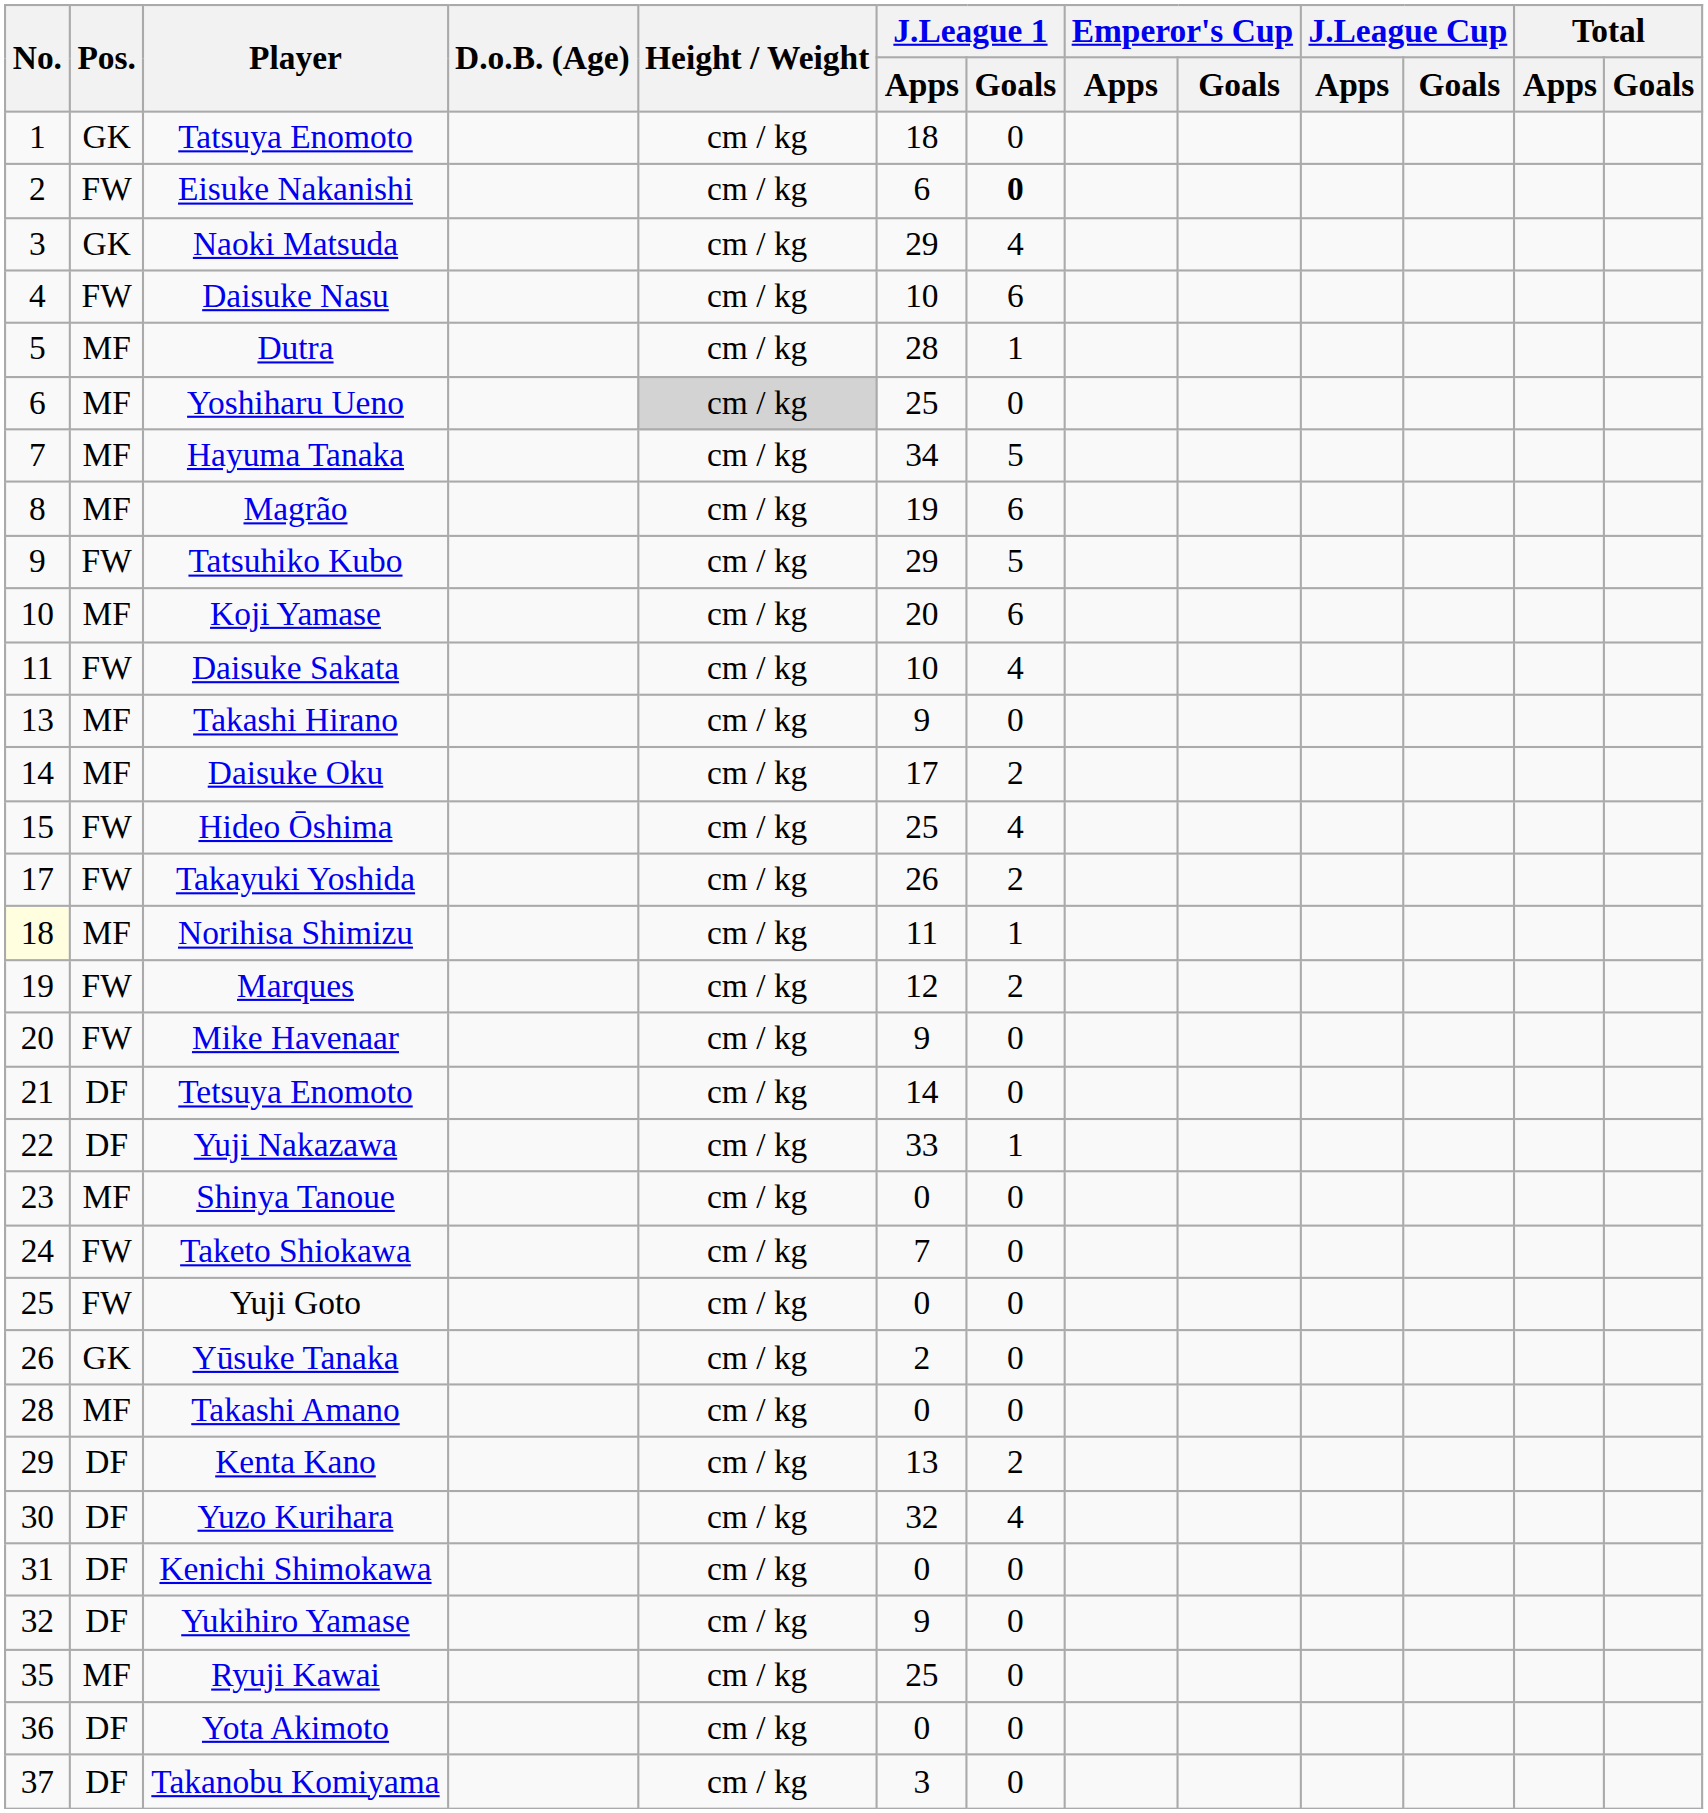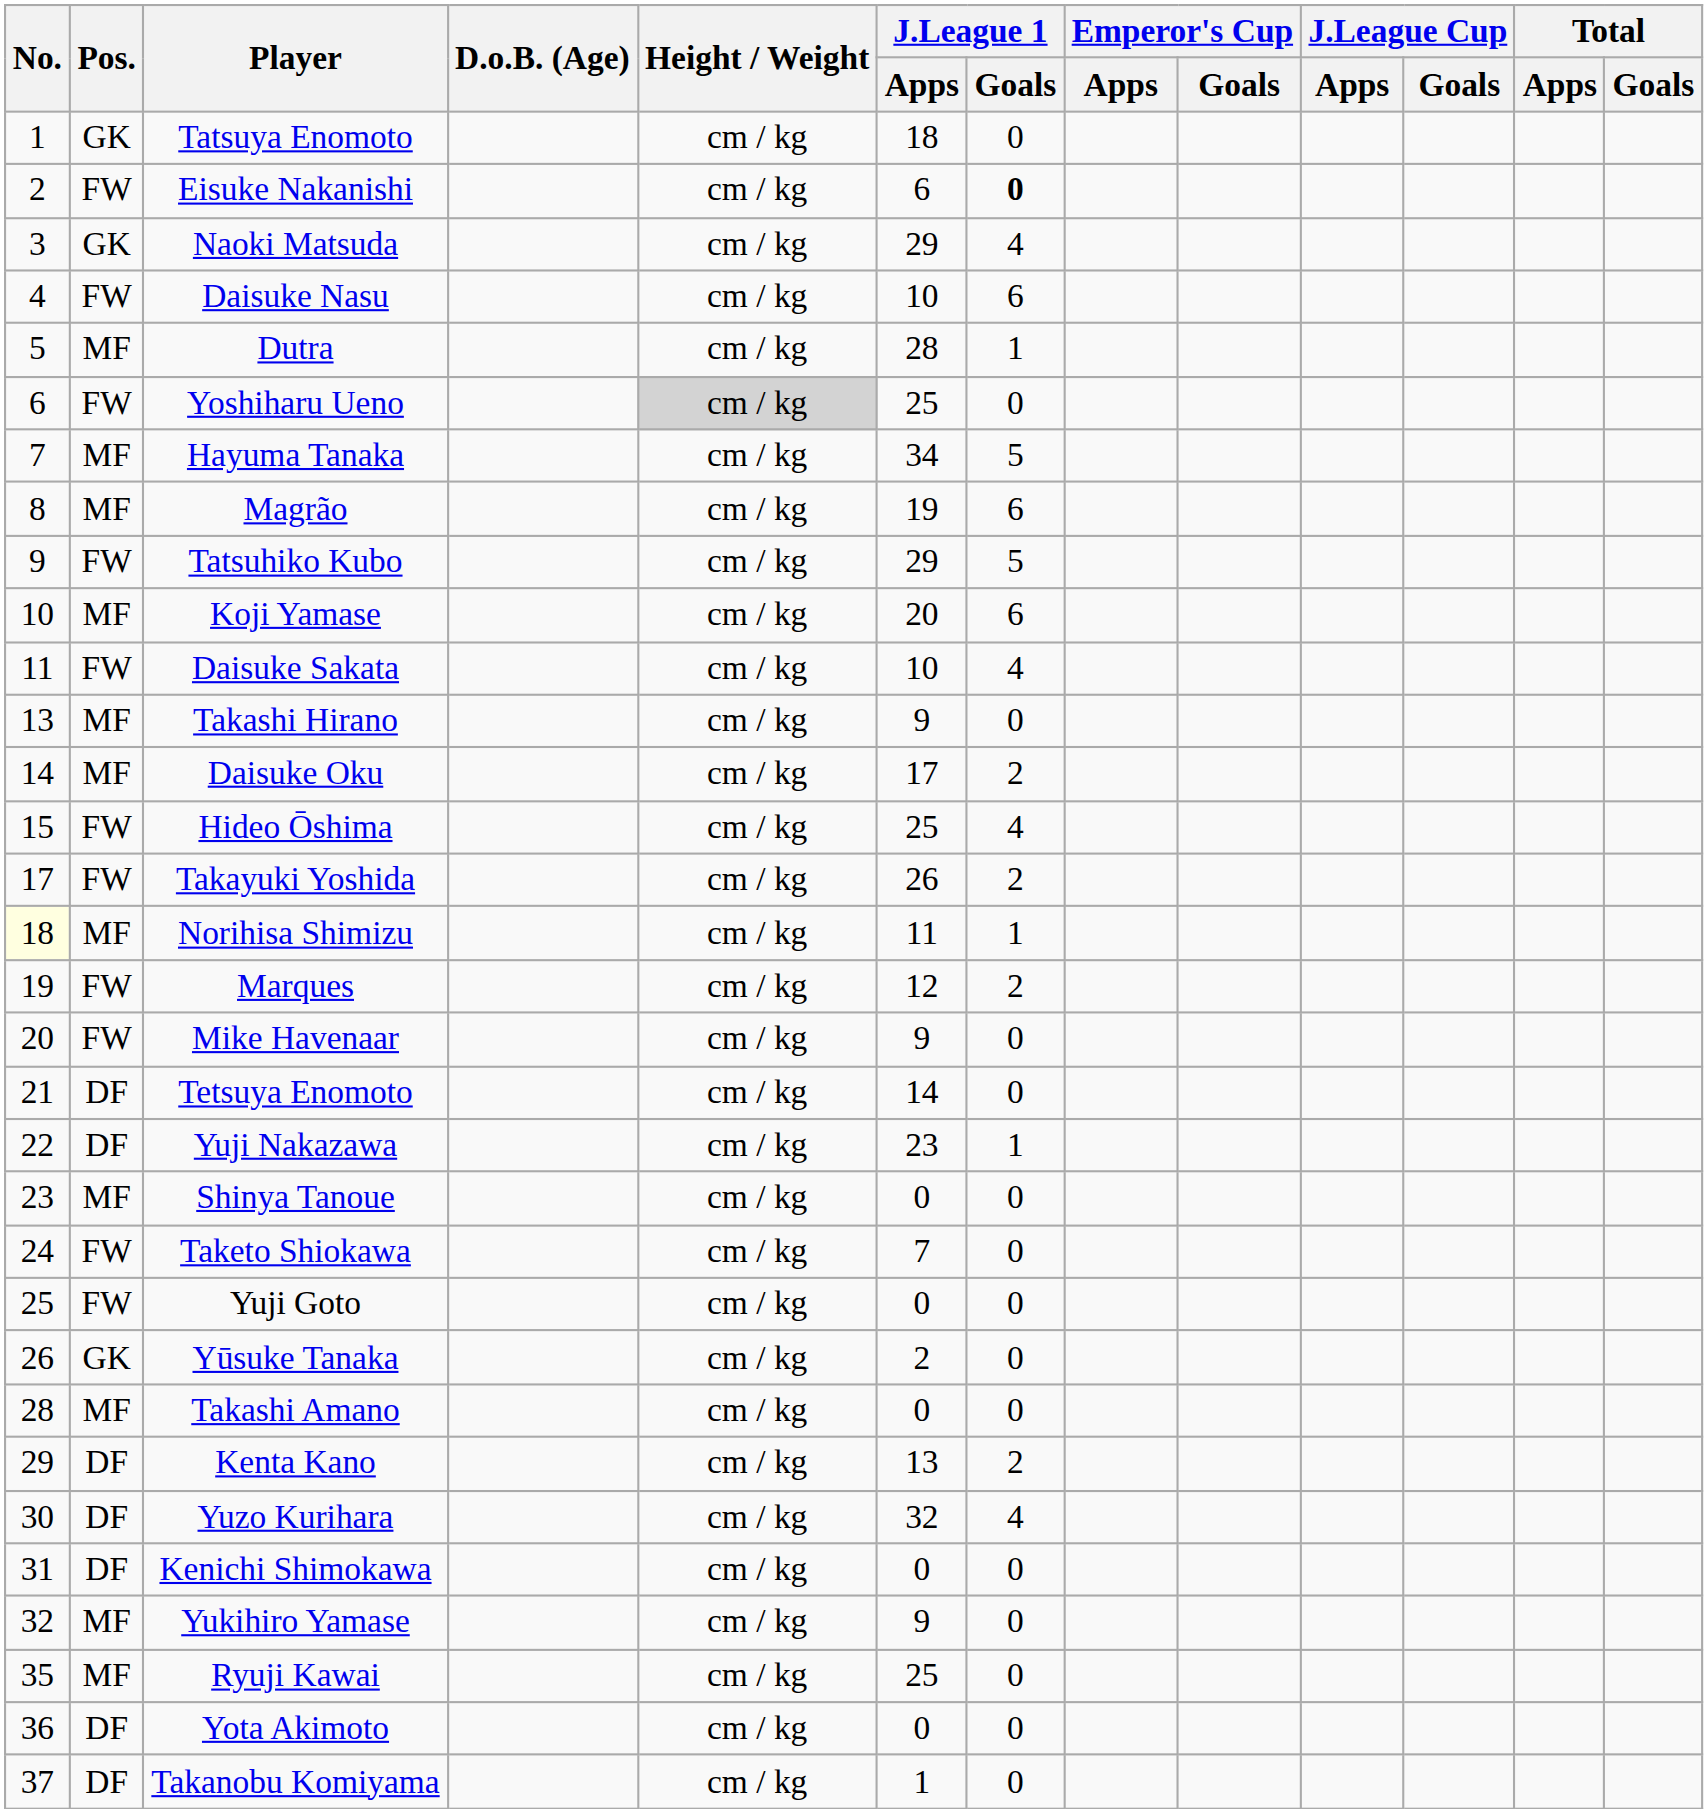(107, 402) MF -> (107, 402) FW
(922, 1144) 33 -> (922, 1144) 23
(107, 1622) DF -> (107, 1622) MF
(922, 1781) 3 -> (922, 1781) 1
